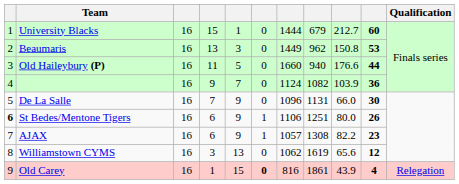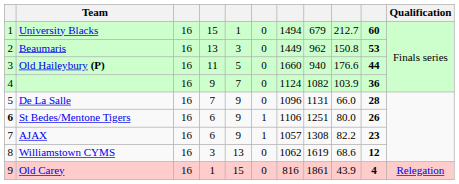(290, 30) 1444 -> (290, 30) 1494
(374, 100) 30 -> (374, 100) 28
(346, 153) 65.6 -> (346, 153) 68.6
(264, 170) bold -> (264, 170) normal
